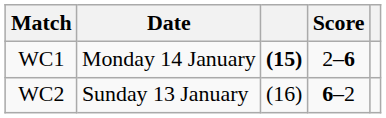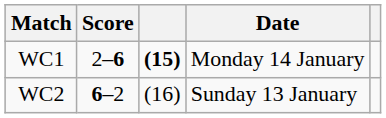columns swapped: (169, 22) <-> (339, 22)
